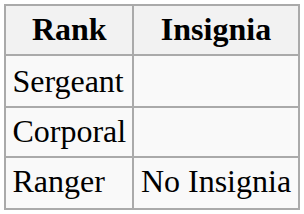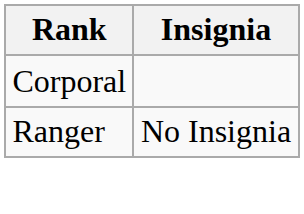- row: (68, 80)
